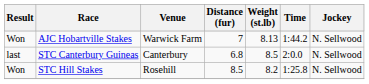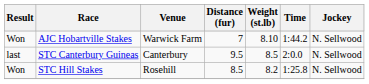(269, 39) 8.13 -> (269, 39) 8.10
(237, 54) 6.8 -> (237, 54) 9.5
